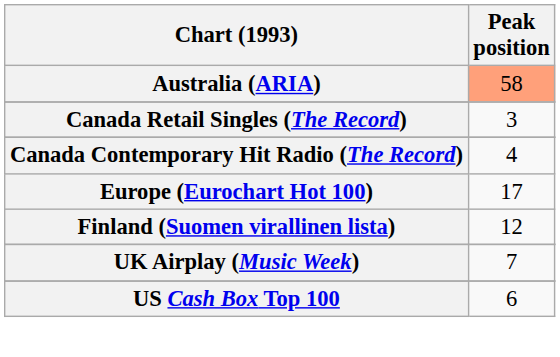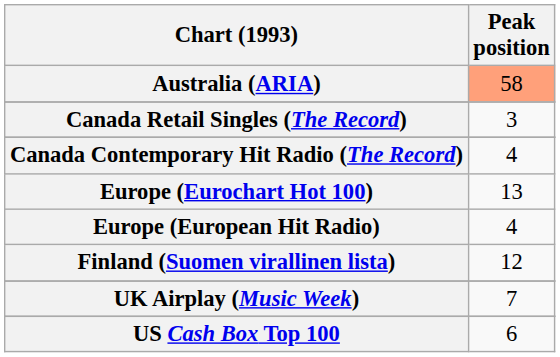(512, 190) 17 -> (512, 190) 13
+ row: (236, 226)
